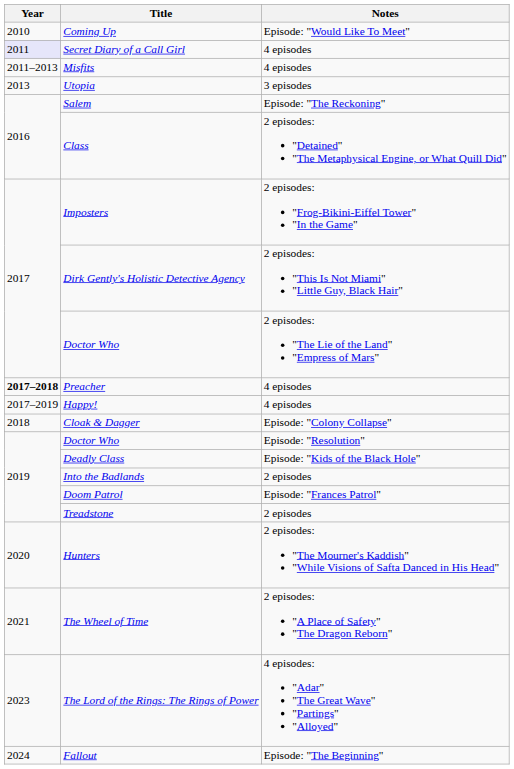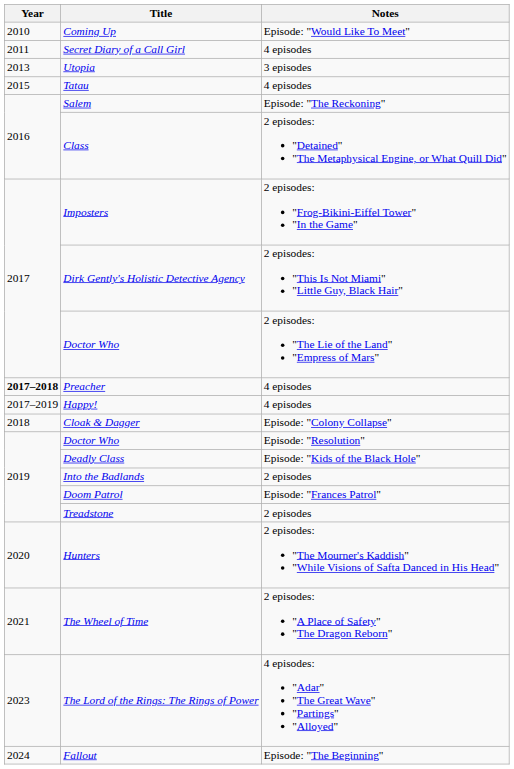(18, 49) lavender background -> (18, 49) no background
- row: (79, 67)
+ row: (76, 85)
